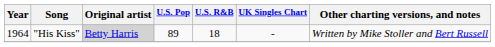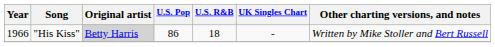(18, 33) 1964 -> (18, 33) 1966
(173, 33) 89 -> (173, 33) 86
